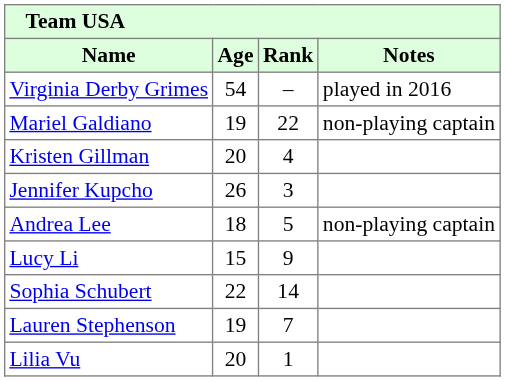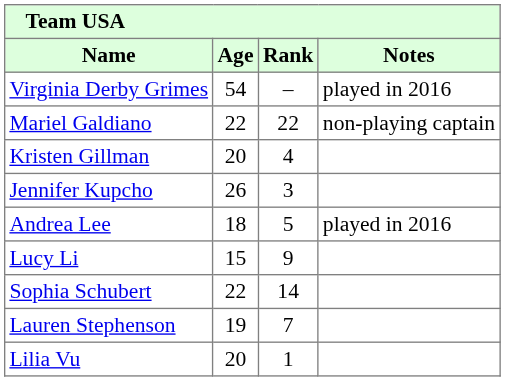(236, 122) 19 -> (236, 122) 22
(409, 223) non-playing captain -> (387, 223) played in 2016
